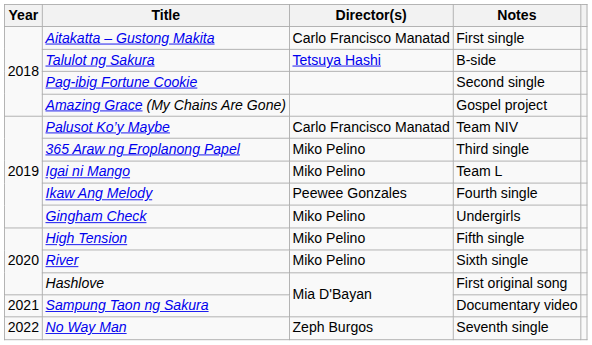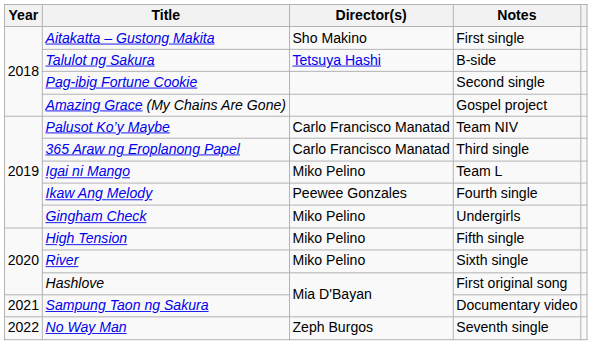(371, 37) Carlo Francisco Manatad -> (330, 37) Sho Makino
(329, 149) Miko Pelino -> (371, 149) Carlo Francisco Manatad
